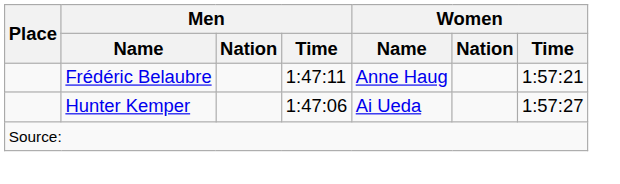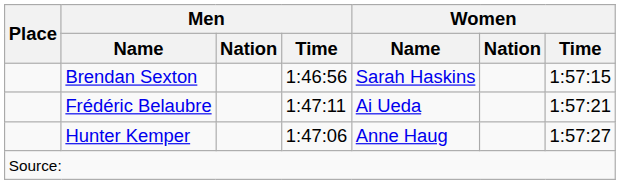+ row: (131, 77)
(402, 77) Anne Haug -> (388, 106) Ai Ueda
(388, 106) Ai Ueda -> (402, 135) Anne Haug
